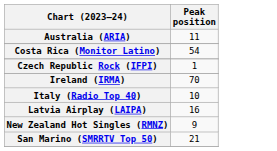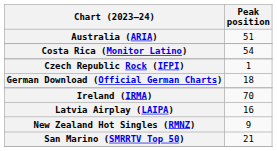(194, 37) 11 -> (248, 37) 51
+ row: (114, 80)
- row: (87, 95)
